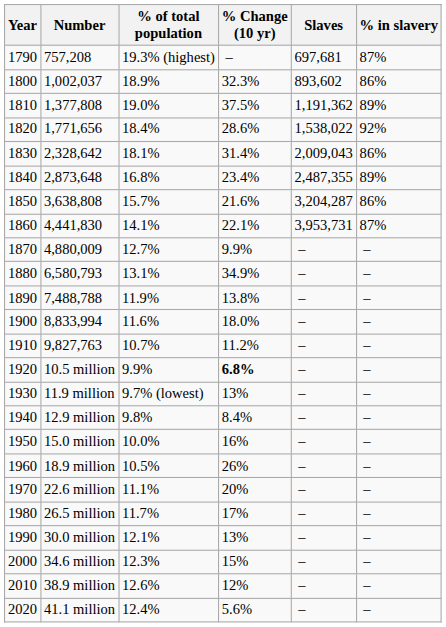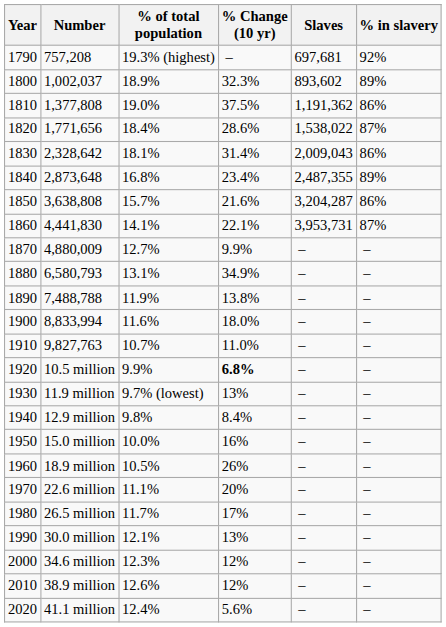(373, 57) 87% -> (373, 57) 92%
(373, 81) 86% -> (373, 81) 89%
(373, 105) 89% -> (373, 105) 86%
(373, 129) 92% -> (373, 129) 87%
(240, 345) 11.2% -> (240, 345) 11.0%
(235, 561) 15% -> (235, 561) 12%
